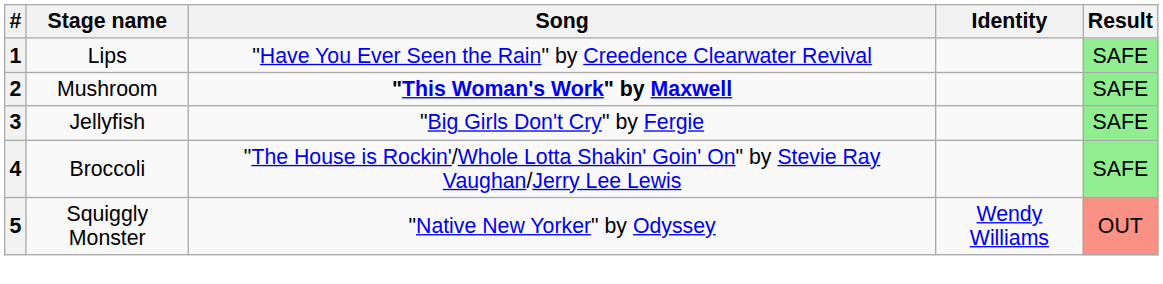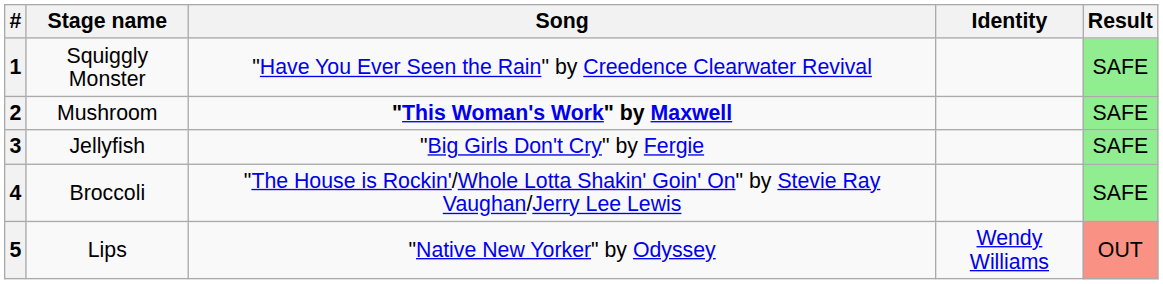(107, 55) Lips -> (107, 67) Squiggly Monster
(107, 226) Squiggly Monster -> (107, 249) Lips
